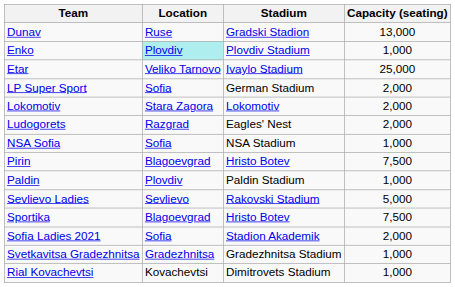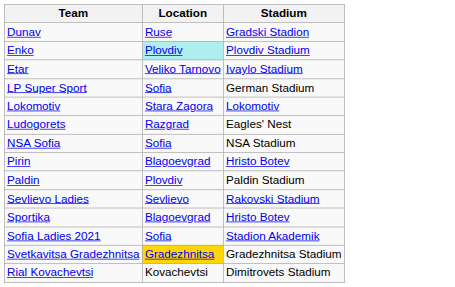- column: (397, 13)
(180, 254) no background -> (180, 254) gold background
